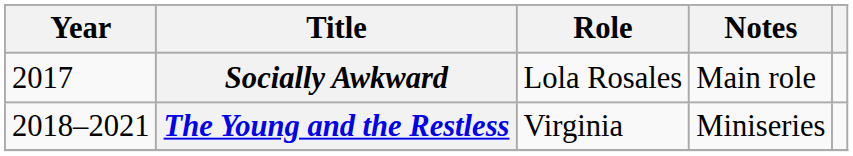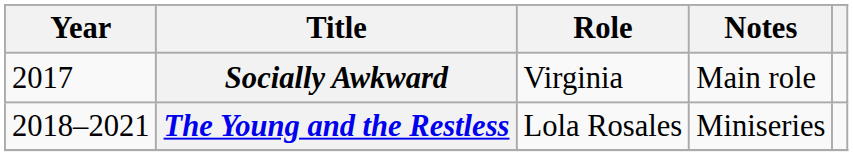(603, 77) Lola Rosales -> (573, 77) Virginia
(573, 125) Virginia -> (603, 125) Lola Rosales
